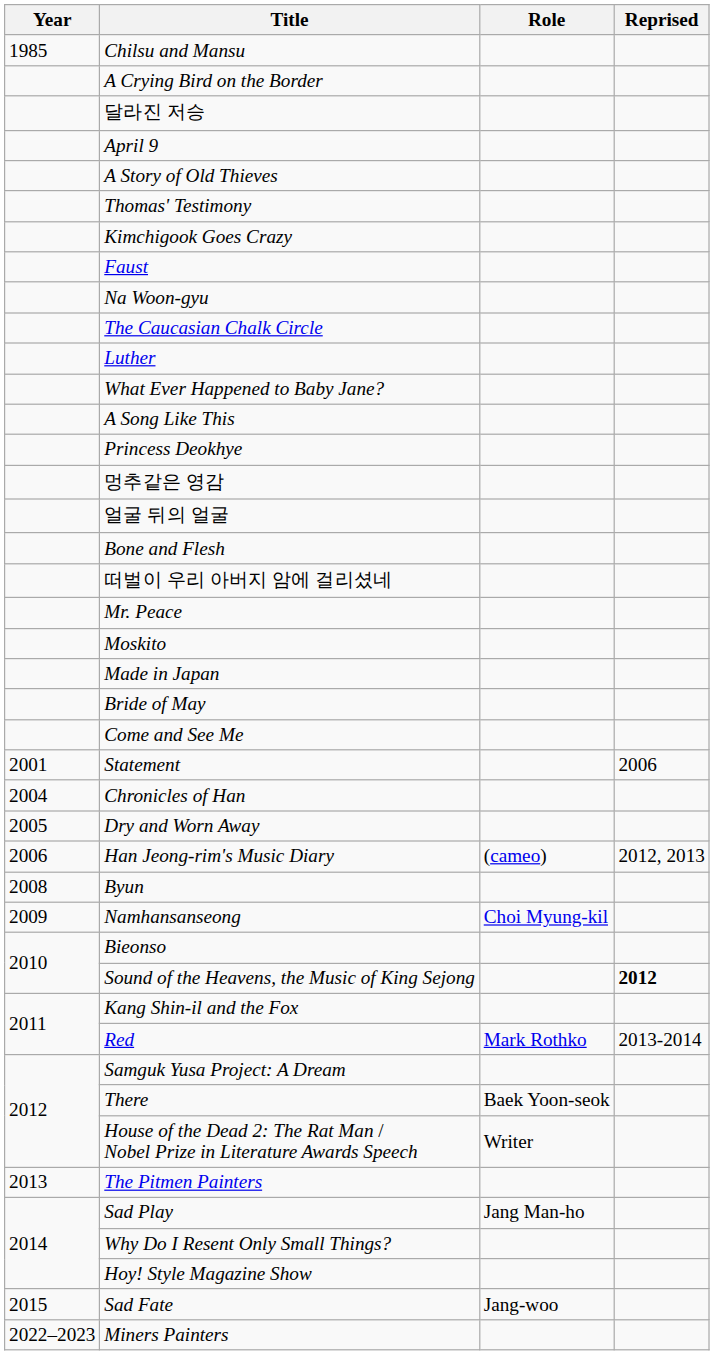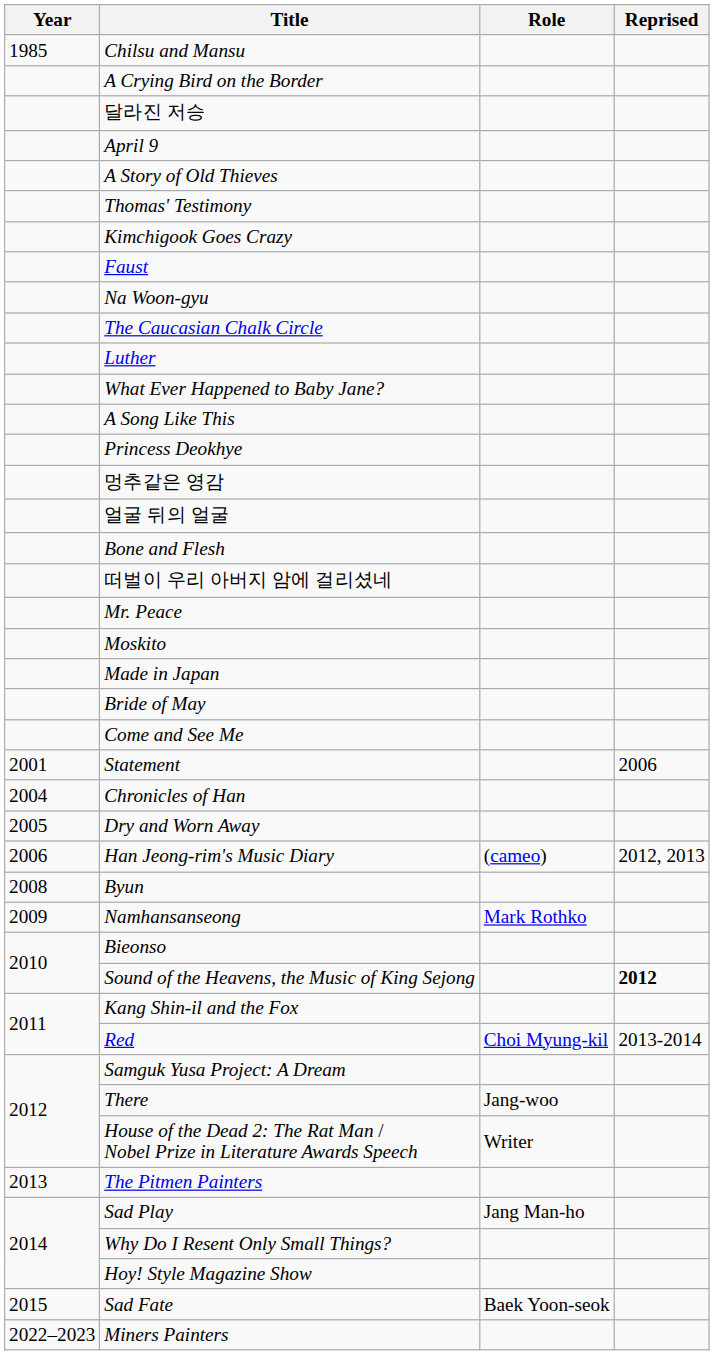(546, 917) Choi Myung-kil -> (535, 917) Mark Rothko
(535, 1038) Mark Rothko -> (546, 1038) Choi Myung-kil
(547, 1099) Baek Yoon-seok -> (521, 1099) Jang-woo
(521, 1304) Jang-woo -> (547, 1304) Baek Yoon-seok
